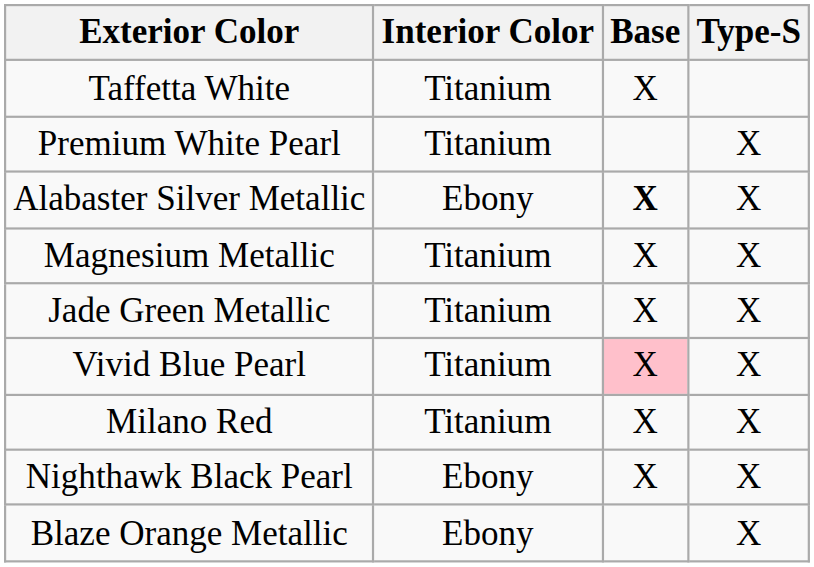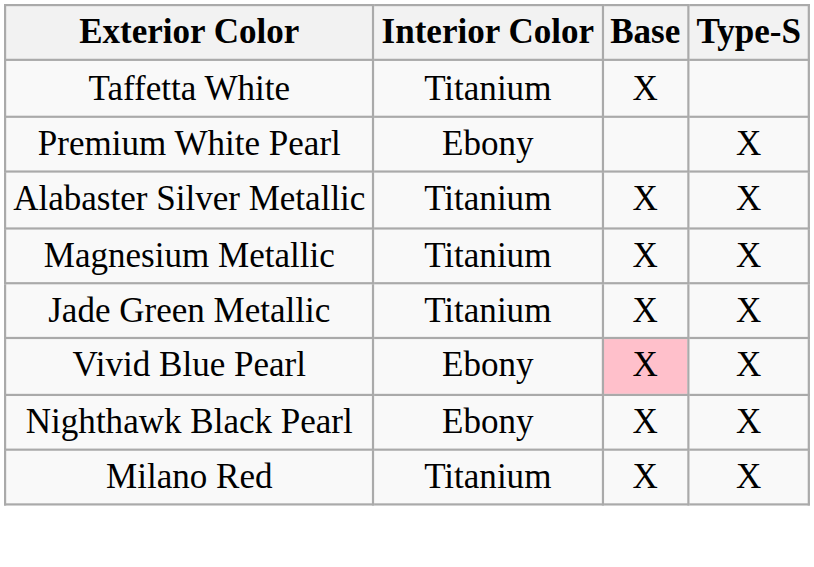(488, 143) Titanium -> (488, 143) Ebony
(488, 198) Ebony -> (488, 198) Titanium
(645, 198) bold -> (645, 198) normal
(488, 365) Titanium -> (488, 365) Ebony
rows swapped: (189, 476) <-> (189, 421)
- row: (189, 532)
